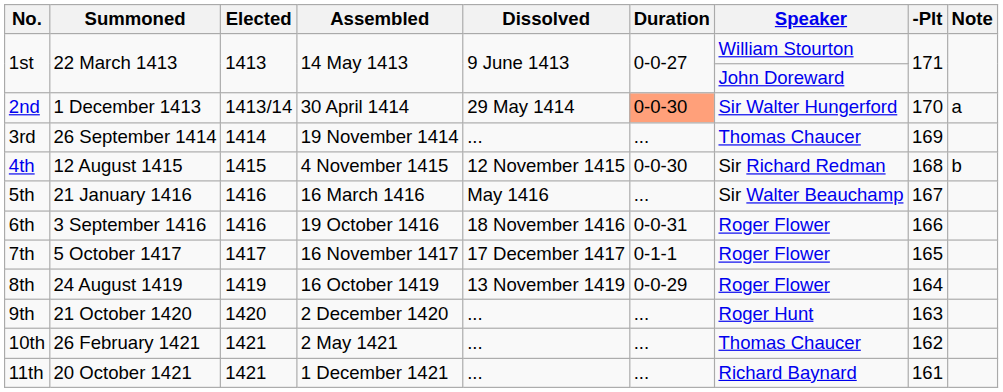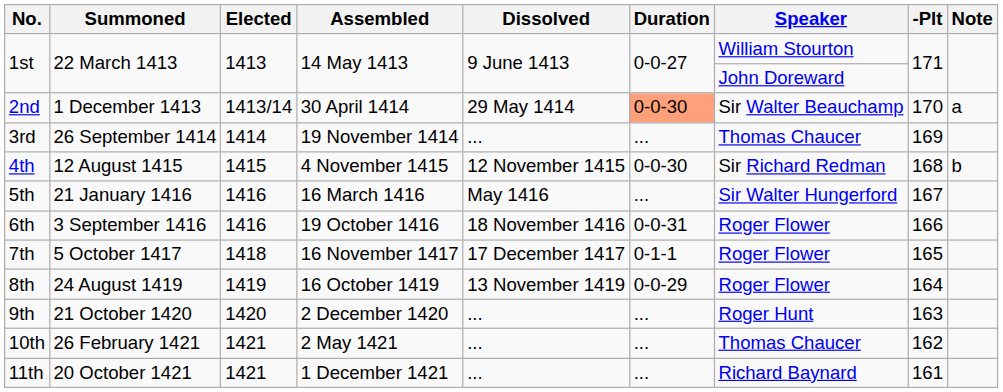(808, 107) Sir Walter Hungerford -> (811, 107) Sir Walter Beauchamp
(811, 195) Sir Walter Beauchamp -> (808, 195) Sir Walter Hungerford
(246, 254) 1417 -> (246, 254) 1418
